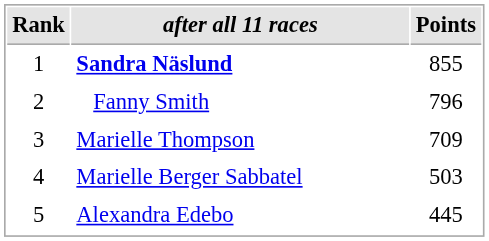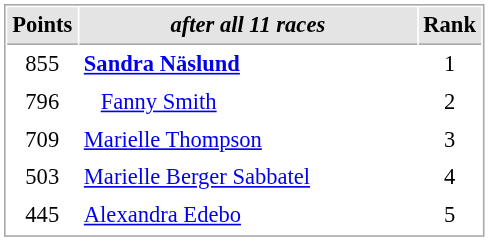columns swapped: (39, 24) <-> (446, 24)
